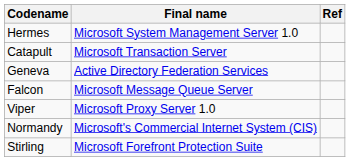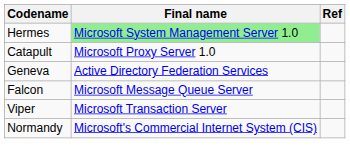(186, 33) no background -> (186, 33) lightgreen background
(150, 52) Microsoft Transaction Server -> (145, 52) Microsoft Proxy Server 1.0
(145, 109) Microsoft Proxy Server 1.0 -> (150, 109) Microsoft Transaction Server
- row: (25, 147)
